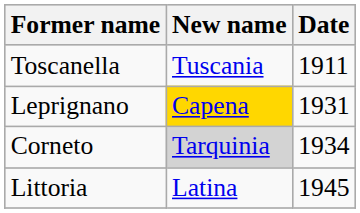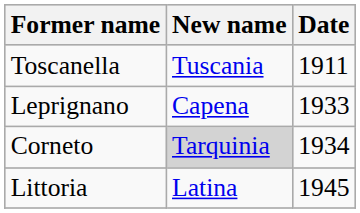(210, 106) gold background -> (210, 106) no background
(324, 106) 1931 -> (324, 106) 1933
